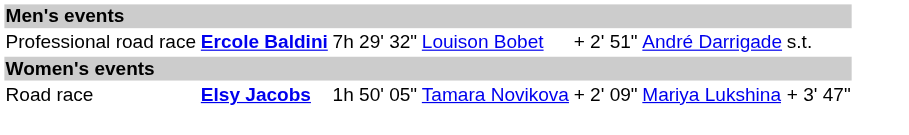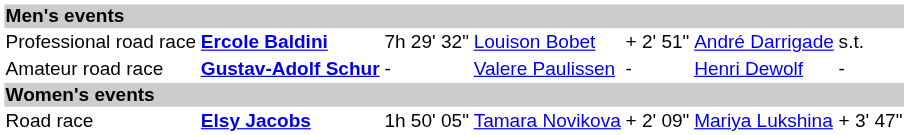+ row: (84, 68)
